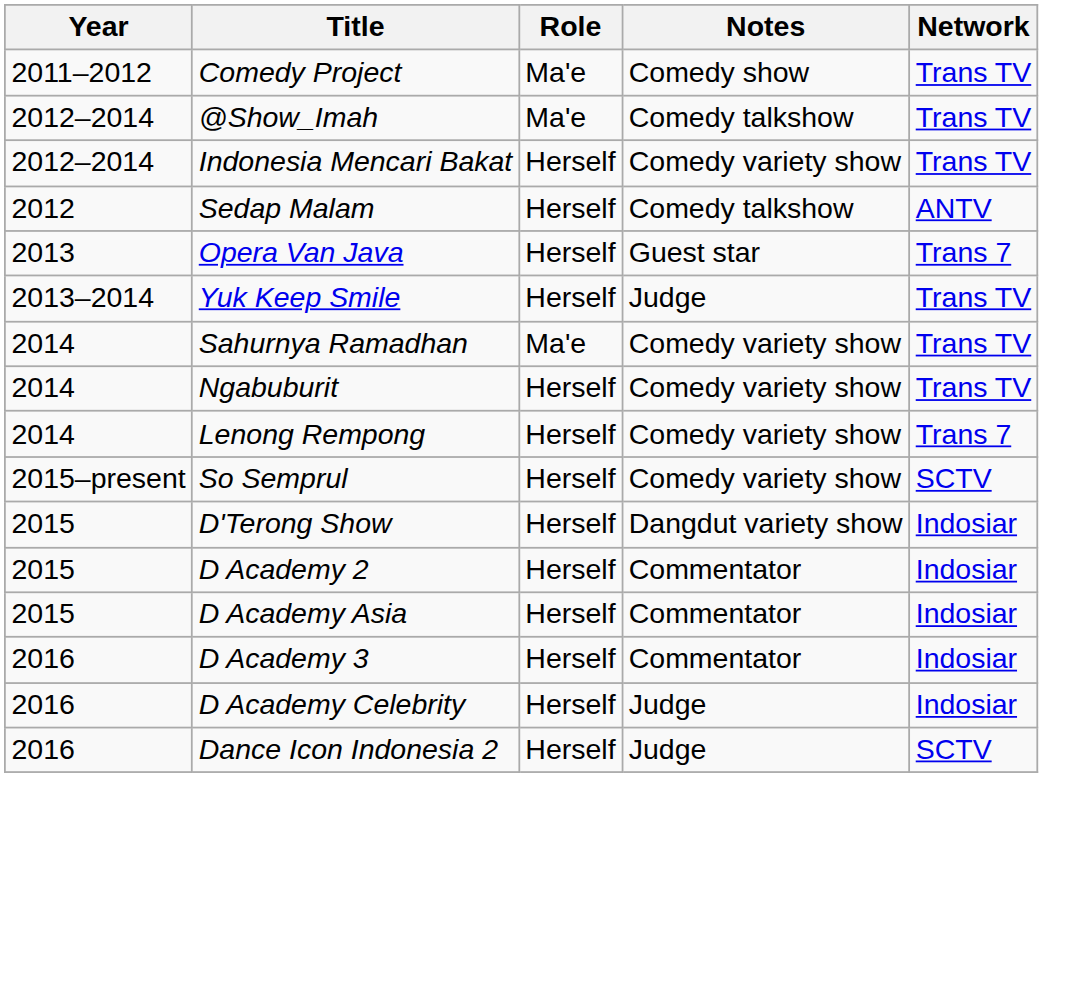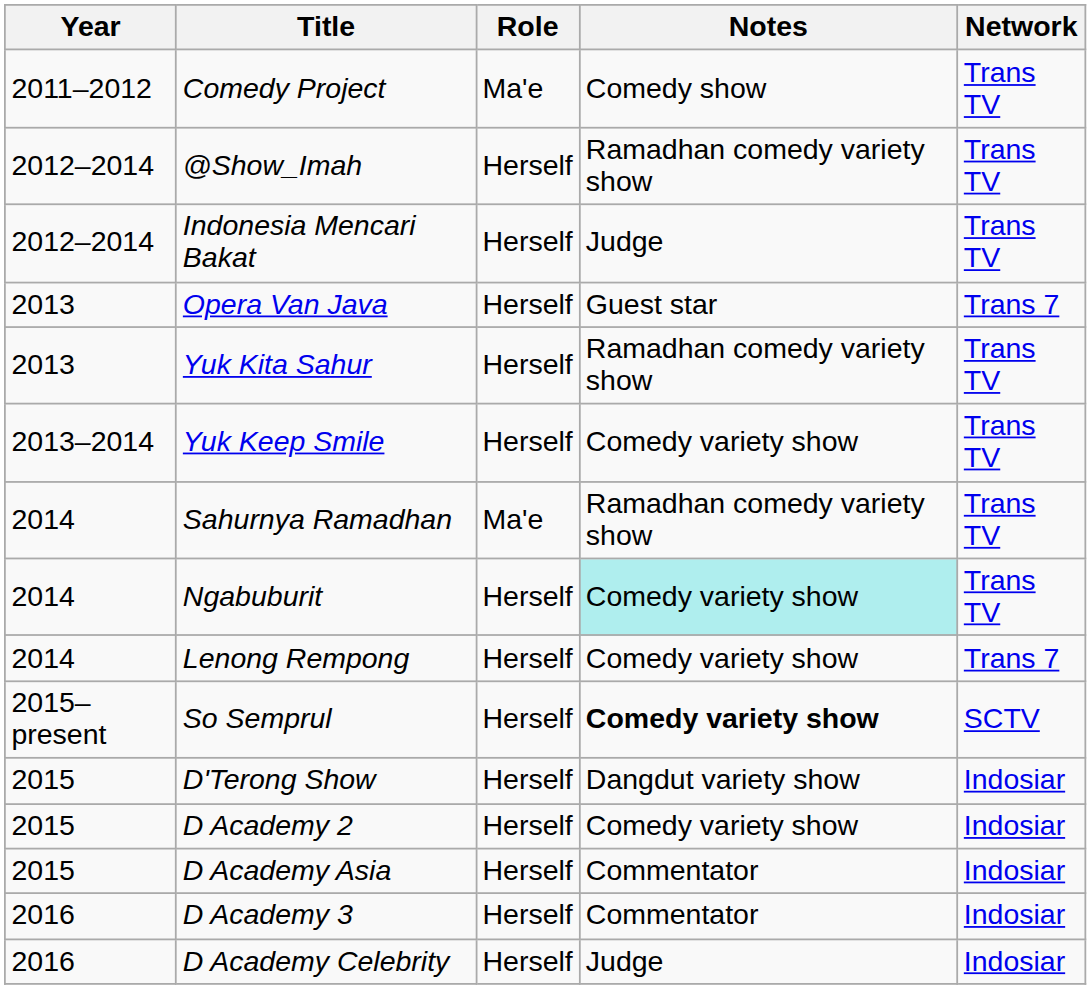(556, 117) Ma'e -> (528, 165) Herself
(741, 117) Comedy talkshow -> (755, 165) Ramadhan comedy variety show
(765, 162) Comedy variety show -> (625, 242) Judge
- row: (287, 207)
+ row: (277, 365)
(668, 298) Judge -> (722, 442) Comedy variety show
(765, 343) Comedy variety show -> (755, 519) Ramadhan comedy variety show
(765, 388) no background -> (722, 596) paleturquoise background
(765, 478) normal -> (732, 719) bold
(715, 569) Commentator -> (722, 825) Comedy variety show
- row: (348, 749)
